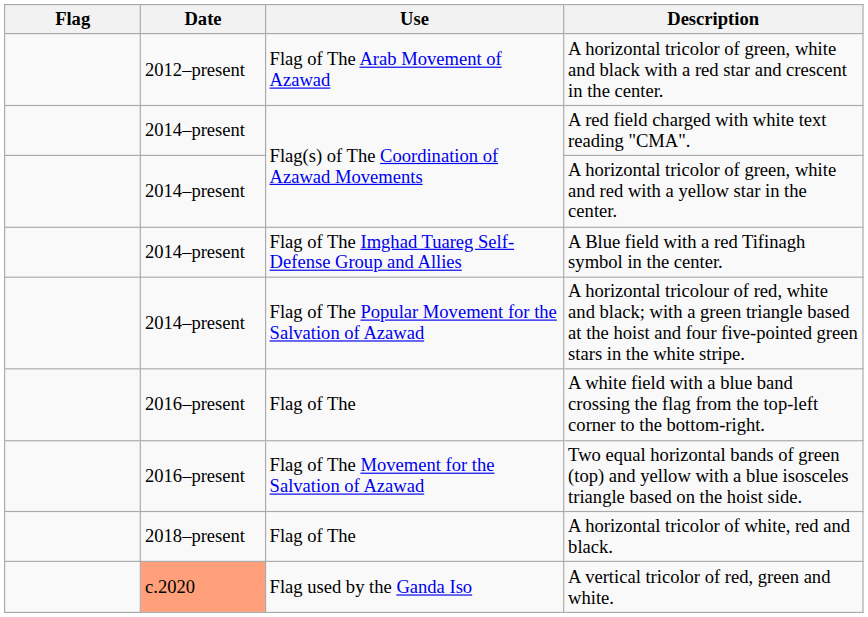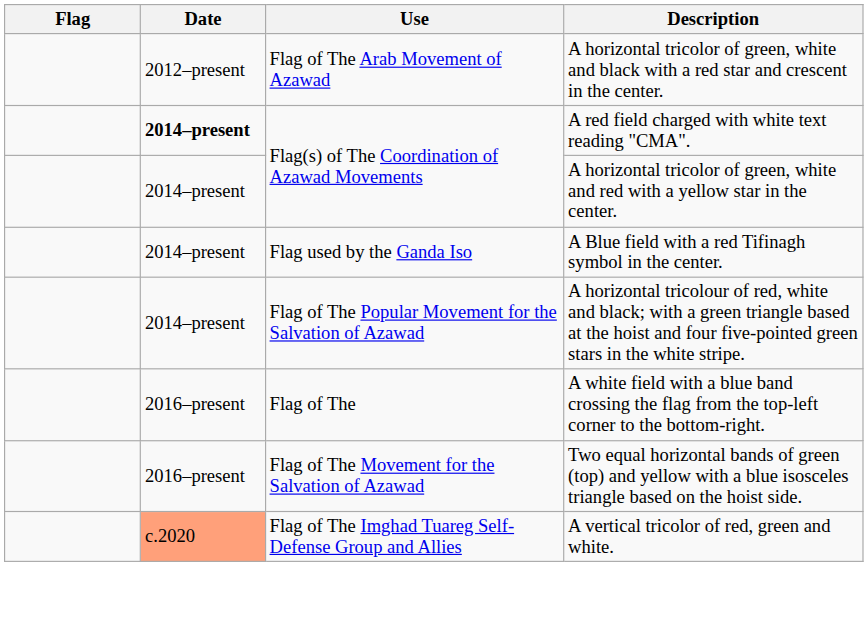(195, 130) normal -> (197, 130) bold
(392, 251) Flag of The Imghad Tuareg Self-Defense Group and Allies -> (371, 251) Flag used by the Ganda Iso
- row: (709, 536)
(371, 586) Flag used by the Ganda Iso -> (392, 536) Flag of The Imghad Tuareg Self-Defense Group and Allies
